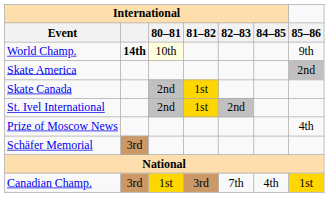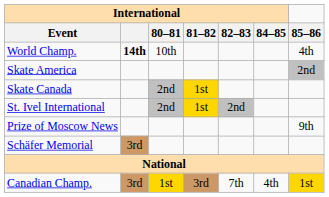(166, 51) lightyellow background -> (166, 51) no background
(306, 51) 9th -> (306, 51) 4th
(306, 126) 4th -> (306, 126) 9th
